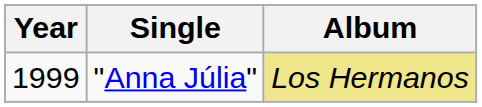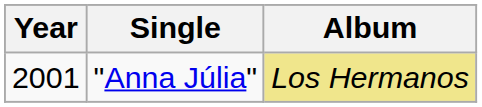(46, 76) 1999 -> (46, 76) 2001
